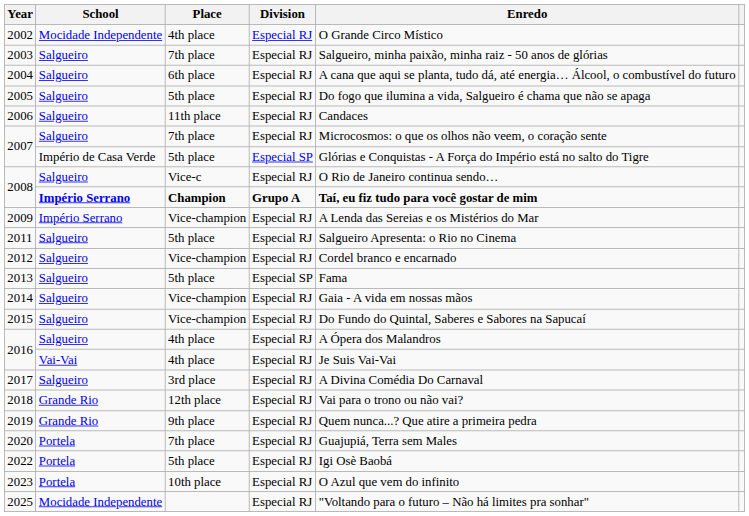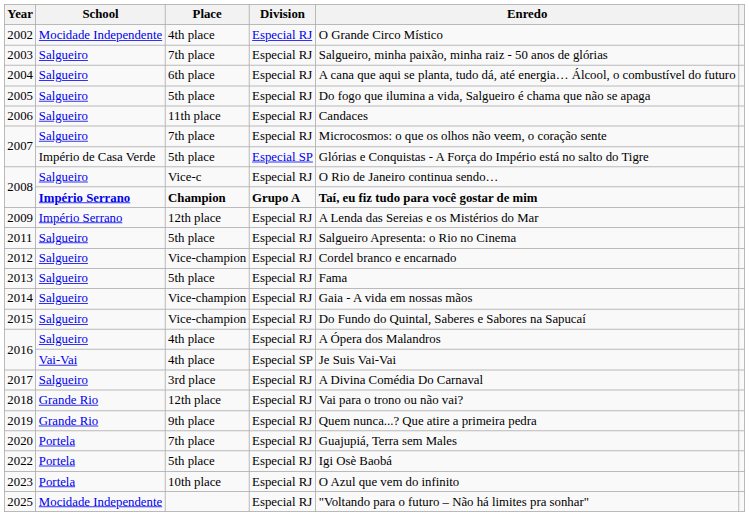(207, 217) Vice-champion -> (195, 217) 12th place
(283, 278) Especial SP -> (282, 278) Especial RJ
(282, 359) Especial RJ -> (283, 359) Especial SP
